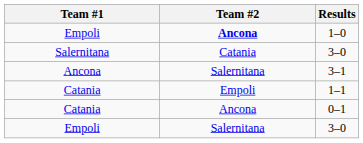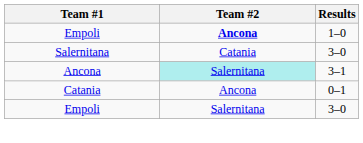(238, 71) no background -> (238, 71) paleturquoise background
- row: (82, 90)
